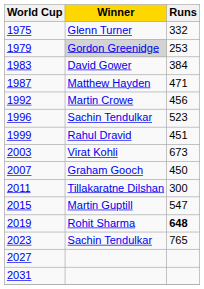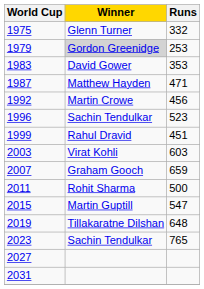(178, 65) 384 -> (178, 65) 353
(178, 153) 673 -> (178, 153) 603
(178, 170) 450 -> (178, 170) 659
(116, 188) Tillakaratne Dilshan -> (101, 188) Rohit Sharma
(178, 188) 300 -> (178, 188) 500
(101, 223) Rohit Sharma -> (116, 223) Tillakaratne Dilshan
(178, 223) bold -> (178, 223) normal
